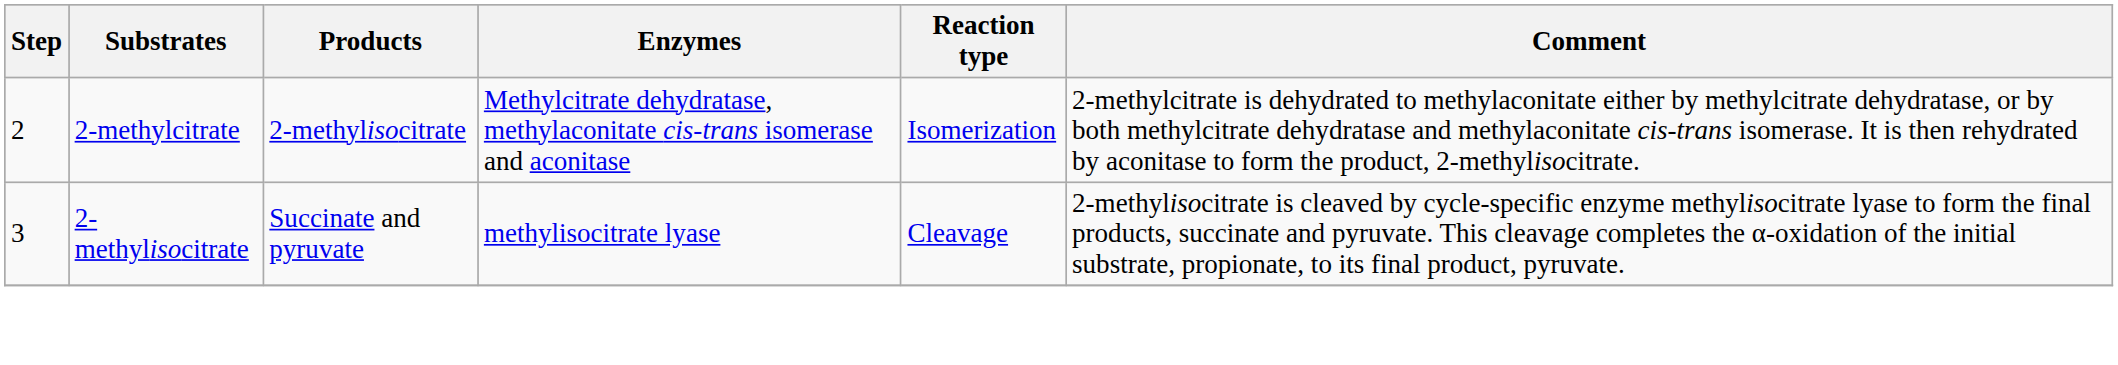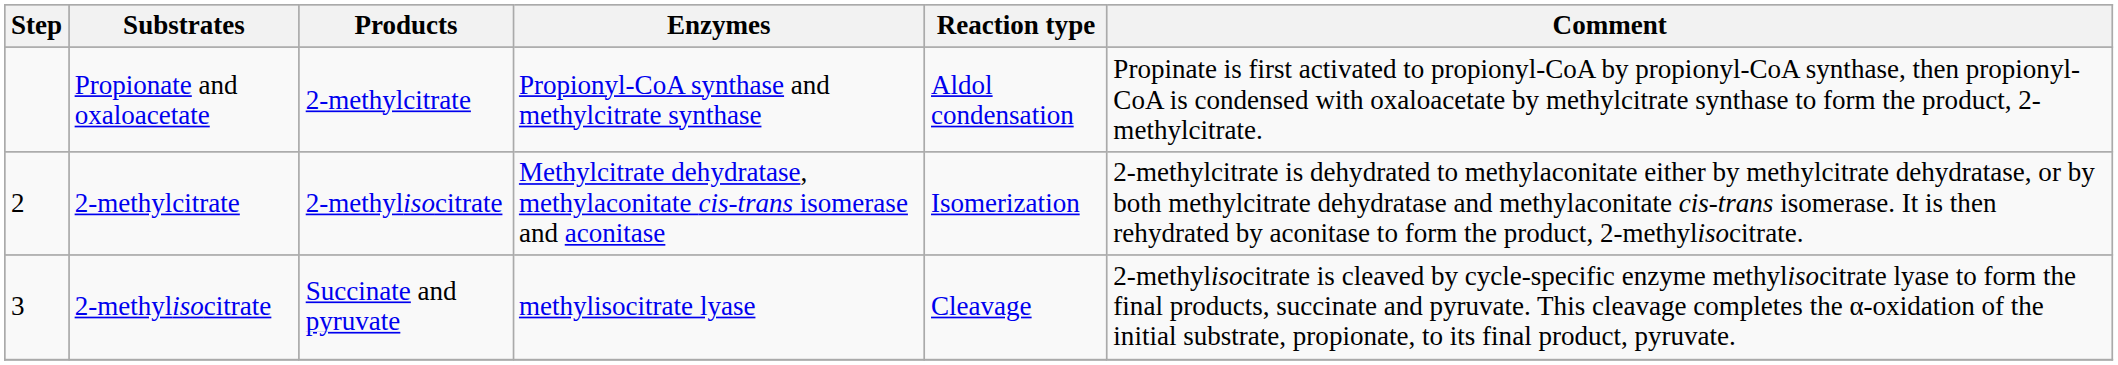+ row: (156, 99)
